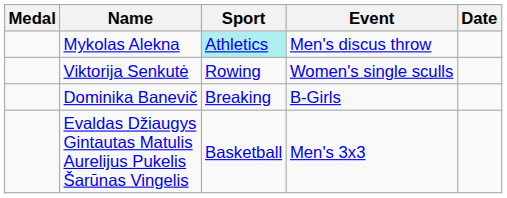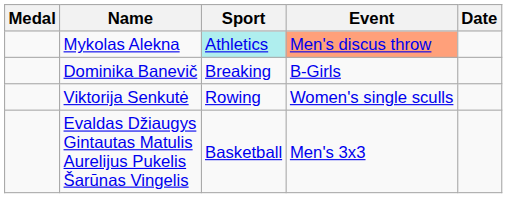(361, 44) no background -> (361, 44) lightsalmon background
rows swapped: (130, 97) <-> (126, 71)
